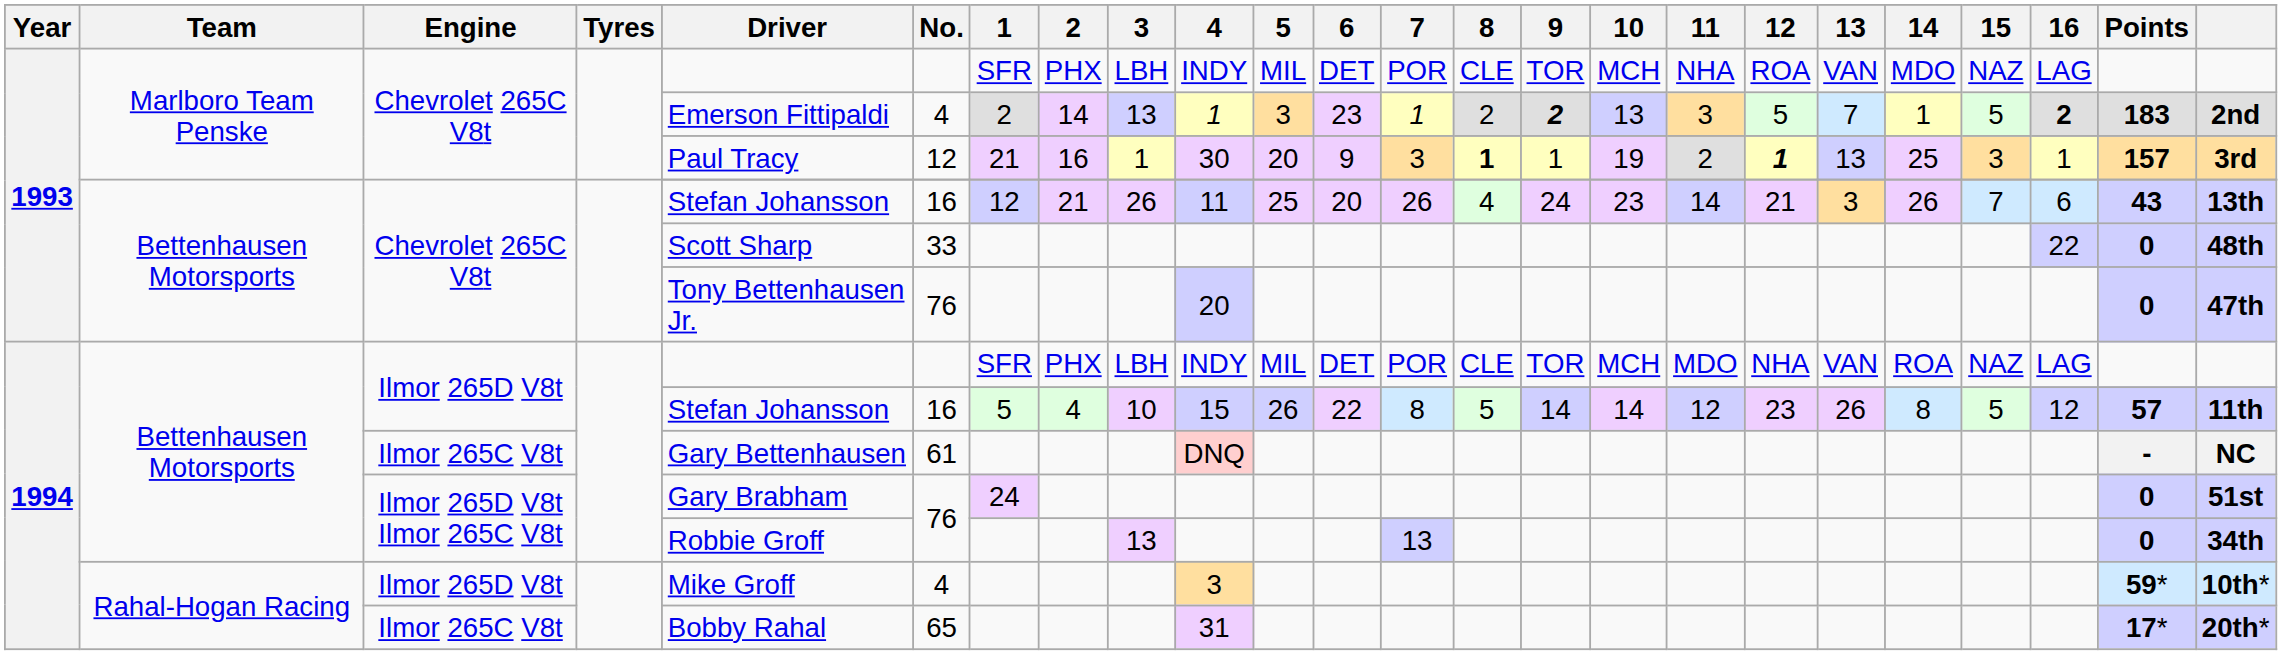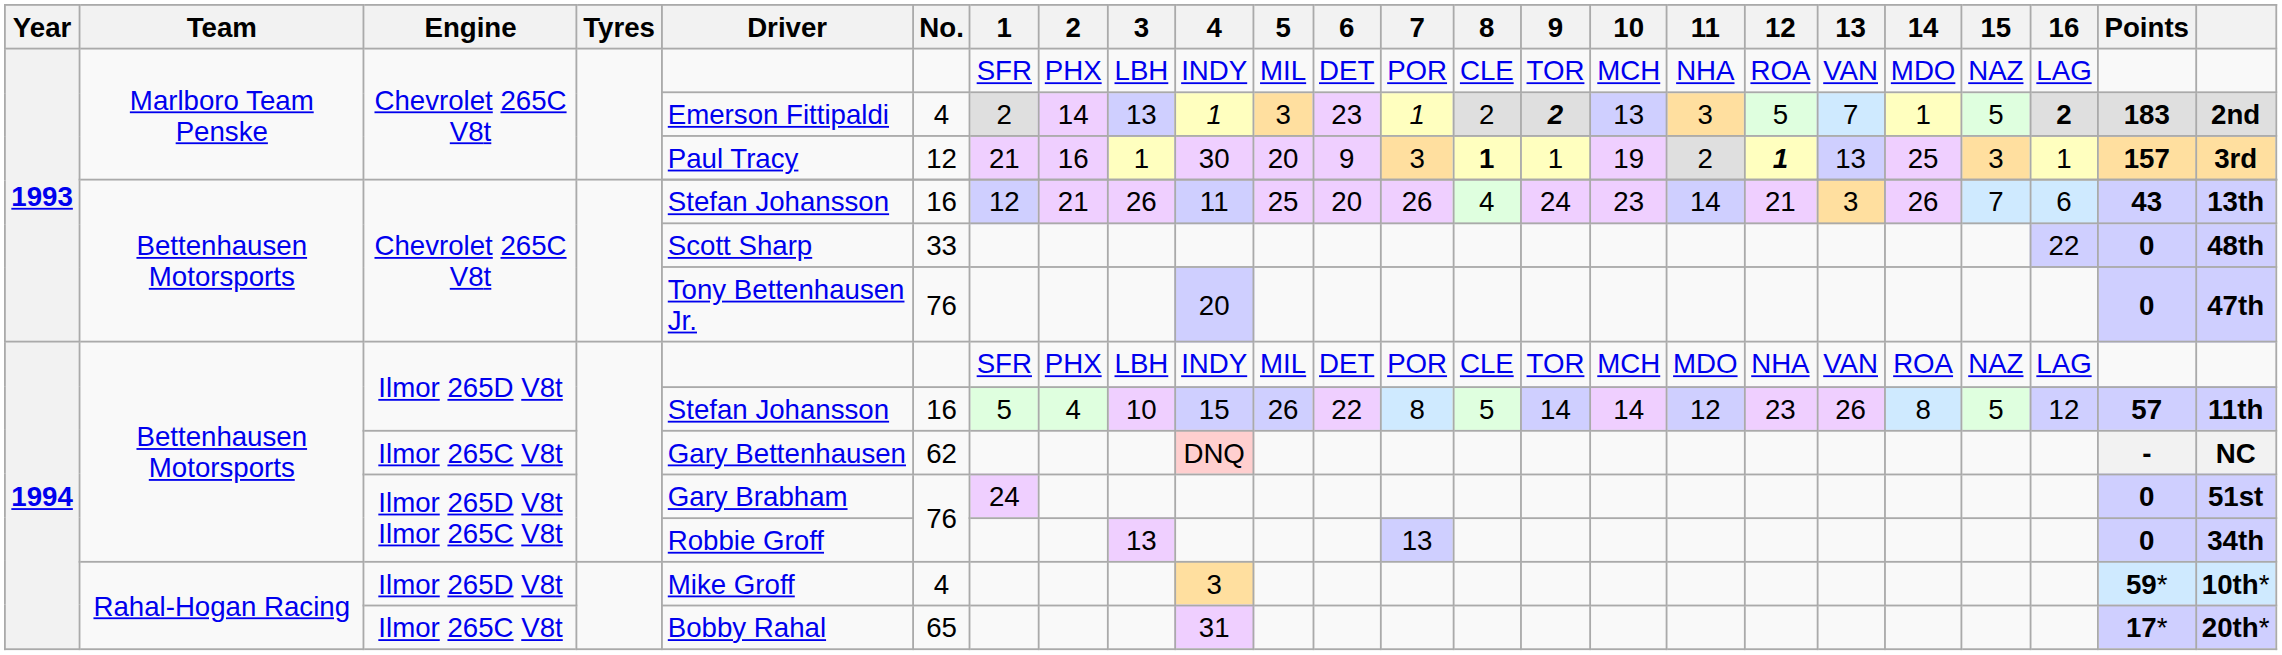(942, 452) 61 -> (942, 452) 62
